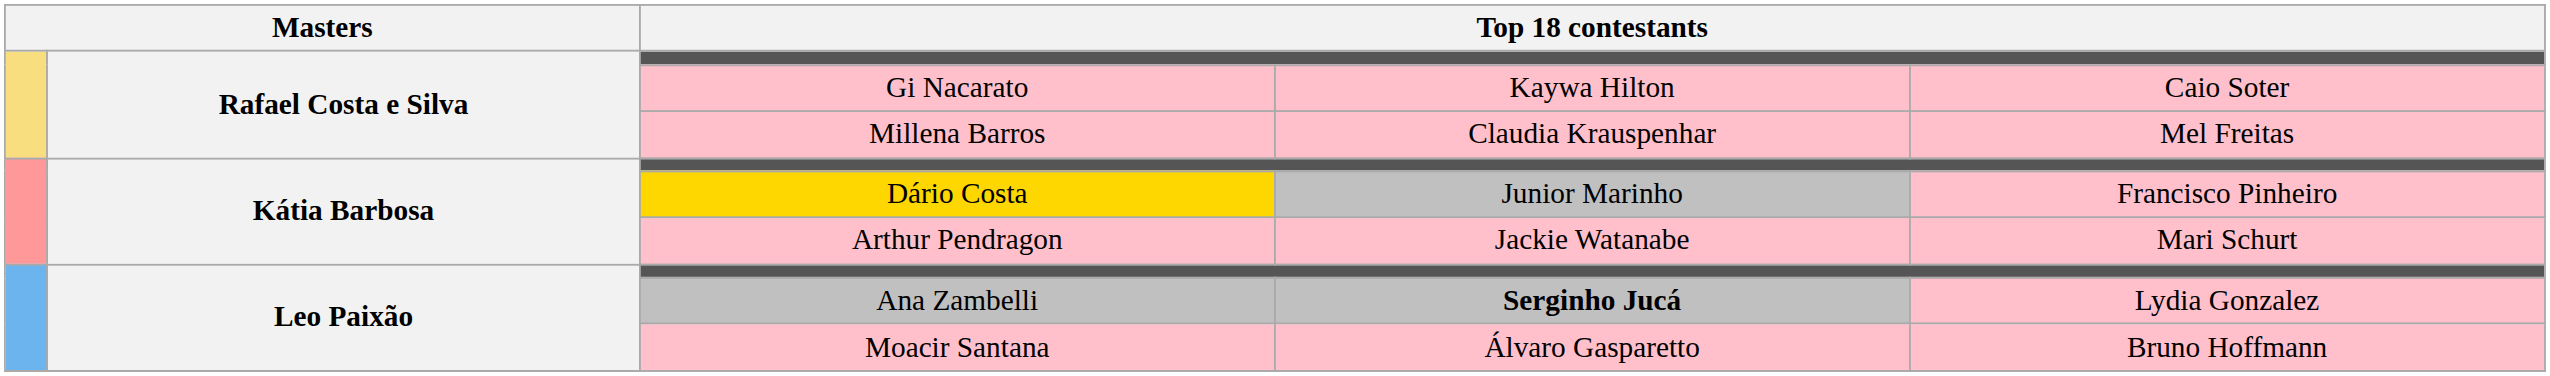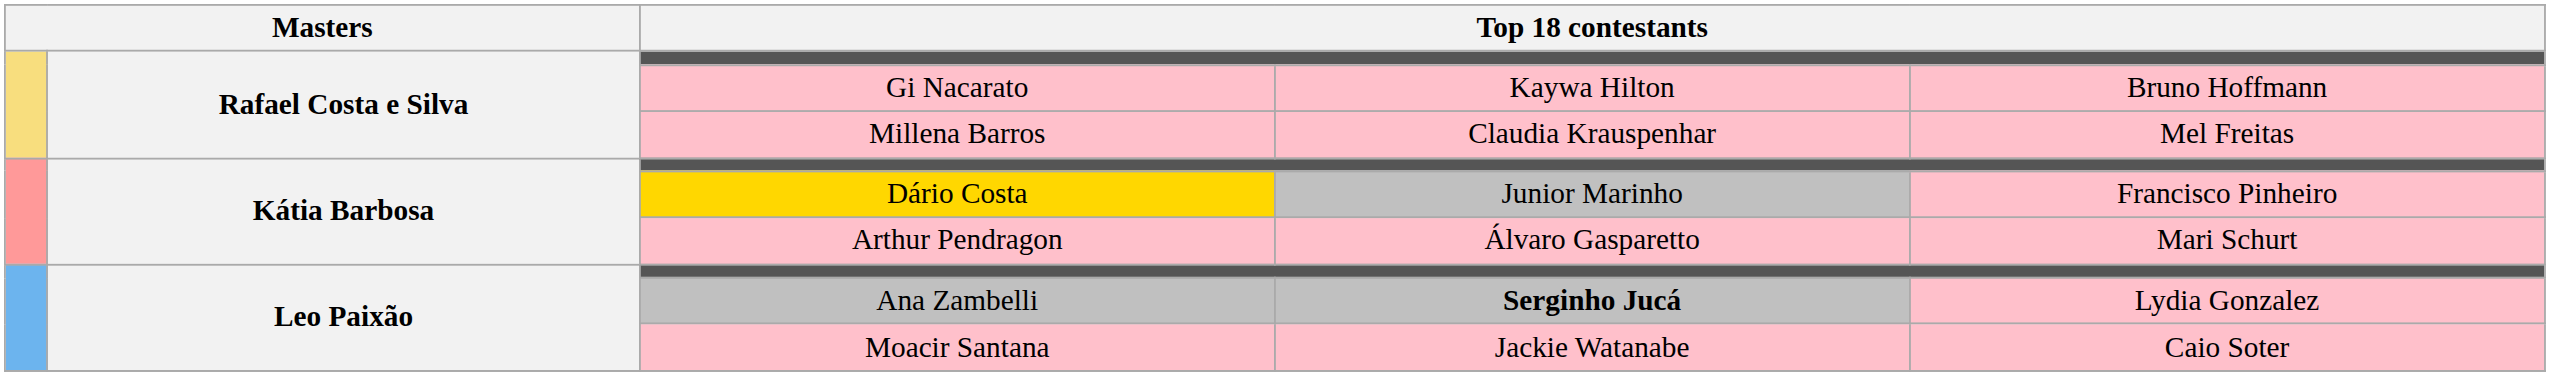(2227, 87) Caio Soter -> (2227, 87) Bruno Hoffmann
(1592, 240) Jackie Watanabe -> (1592, 240) Álvaro Gasparetto
(1592, 346) Álvaro Gasparetto -> (1592, 346) Jackie Watanabe
(2227, 346) Bruno Hoffmann -> (2227, 346) Caio Soter
